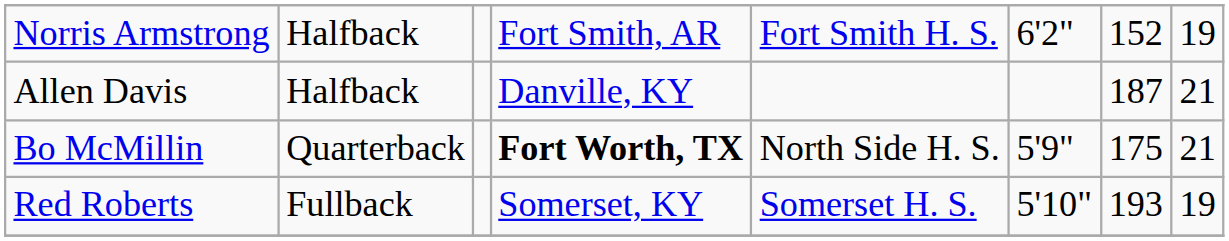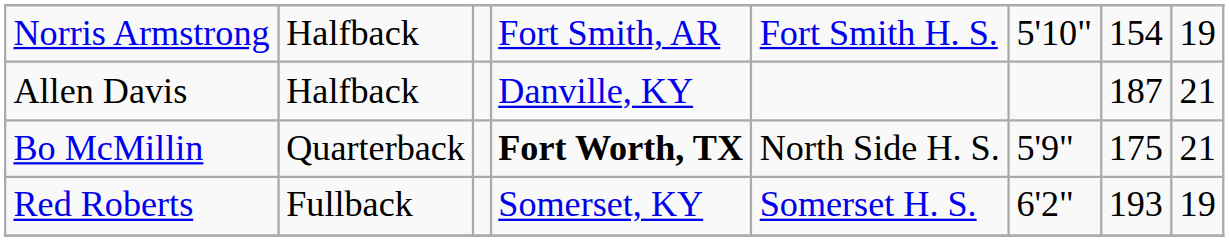(1045, 33) 6'2" -> (1054, 33) 5'10"
(1136, 33) 152 -> (1136, 33) 154
(1054, 205) 5'10" -> (1045, 205) 6'2"
